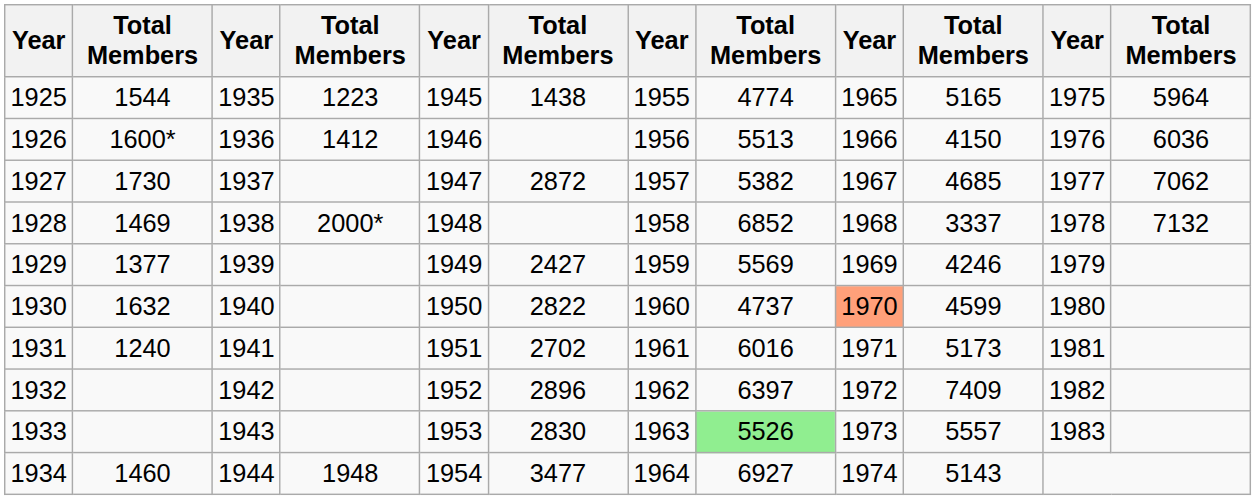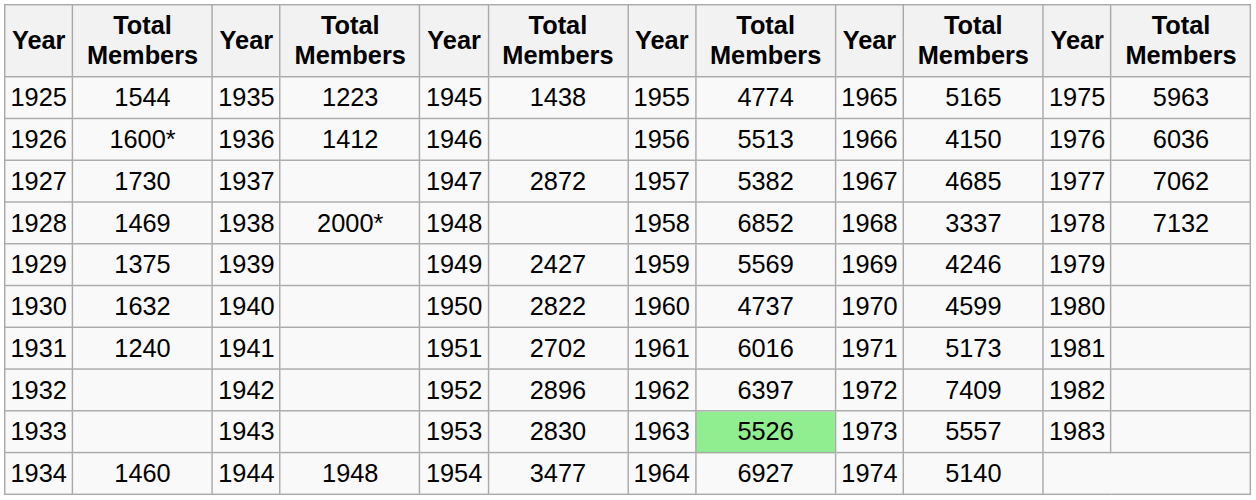(1181, 97) 5964 -> (1181, 97) 5963
(143, 264) 1377 -> (143, 264) 1375
(869, 306) lightsalmon background -> (869, 306) no background
(973, 473) 5143 -> (973, 473) 5140
